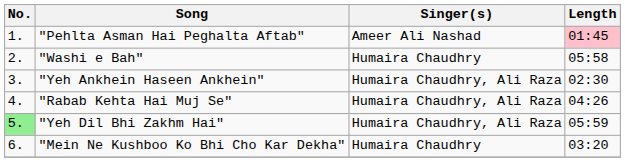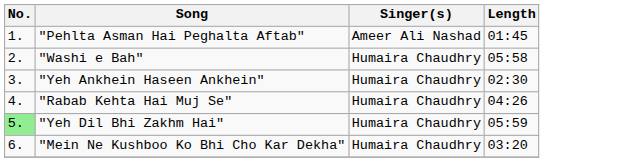(588, 37) pink background -> (508, 37) no background
(457, 81) Humaira Chaudhry, Ali Raza -> (416, 81) Humaira Chaudhry
(457, 103) Humaira Chaudhry, Ali Raza -> (416, 103) Humaira Chaudhry
(457, 124) Humaira Chaudhry, Ali Raza -> (416, 124) Humaira Chaudhry
